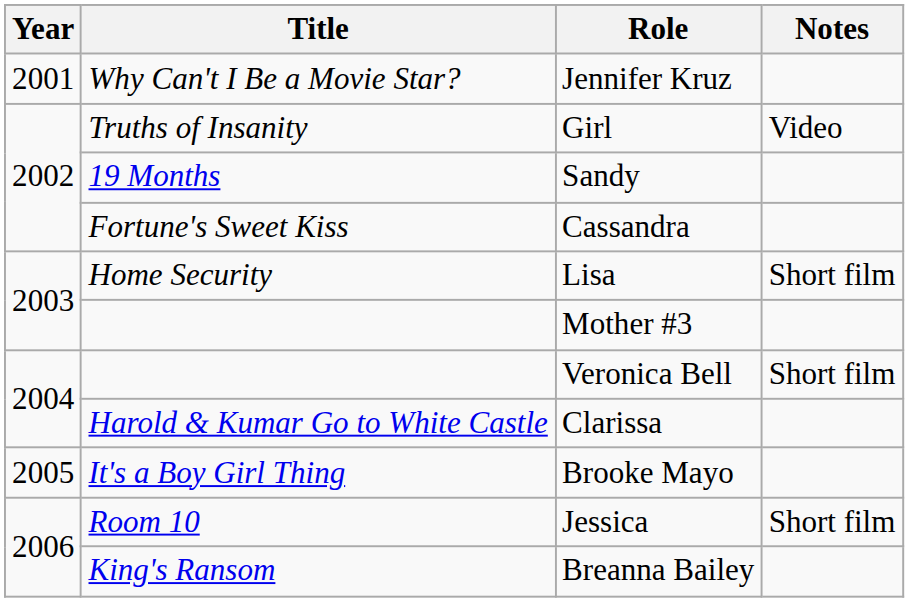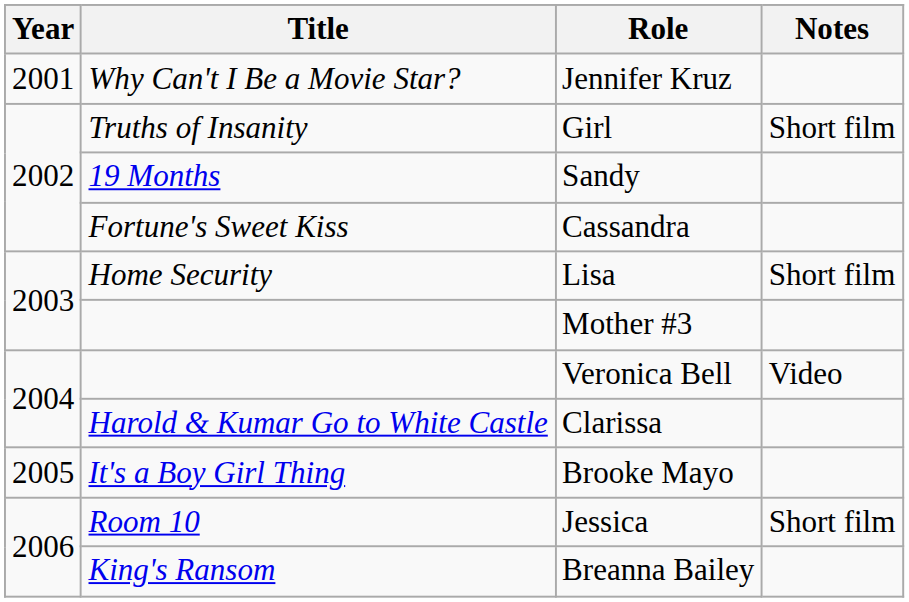(806, 127) Video -> (832, 127) Short film
(832, 373) Short film -> (806, 373) Video
